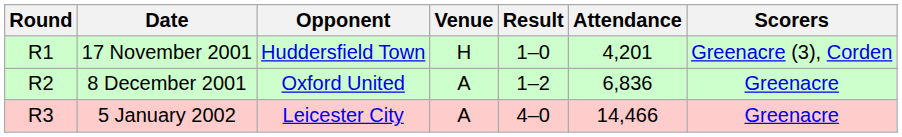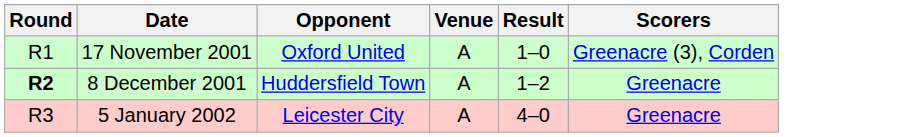- column: (627, 20)
(343, 52) Huddersfield Town -> (343, 52) Oxford United
(464, 52) H -> (464, 52) A
(41, 83) normal -> (41, 83) bold
(343, 83) Oxford United -> (343, 83) Huddersfield Town
